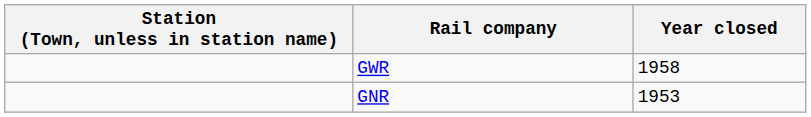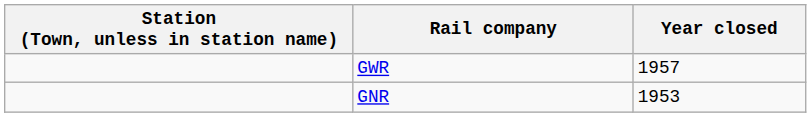(659, 68) 1958 -> (659, 68) 1957
